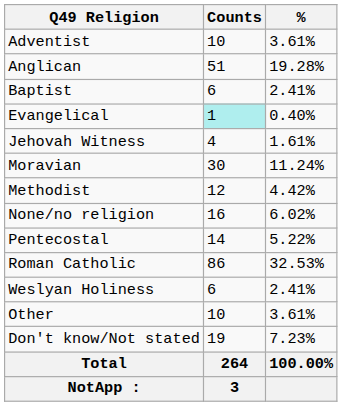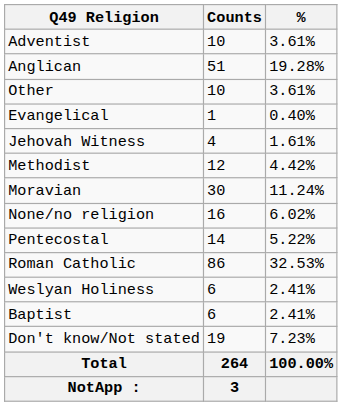rows swapped: (40, 91) <-> (31, 314)
(212, 116) paleturquoise background -> (212, 116) no background
rows swapped: (49, 191) <-> (45, 166)
